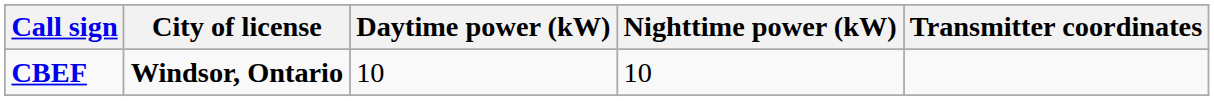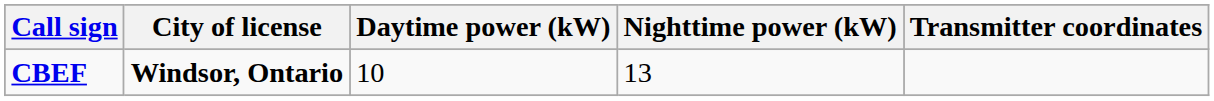(638, 71) 10 -> (638, 71) 13
